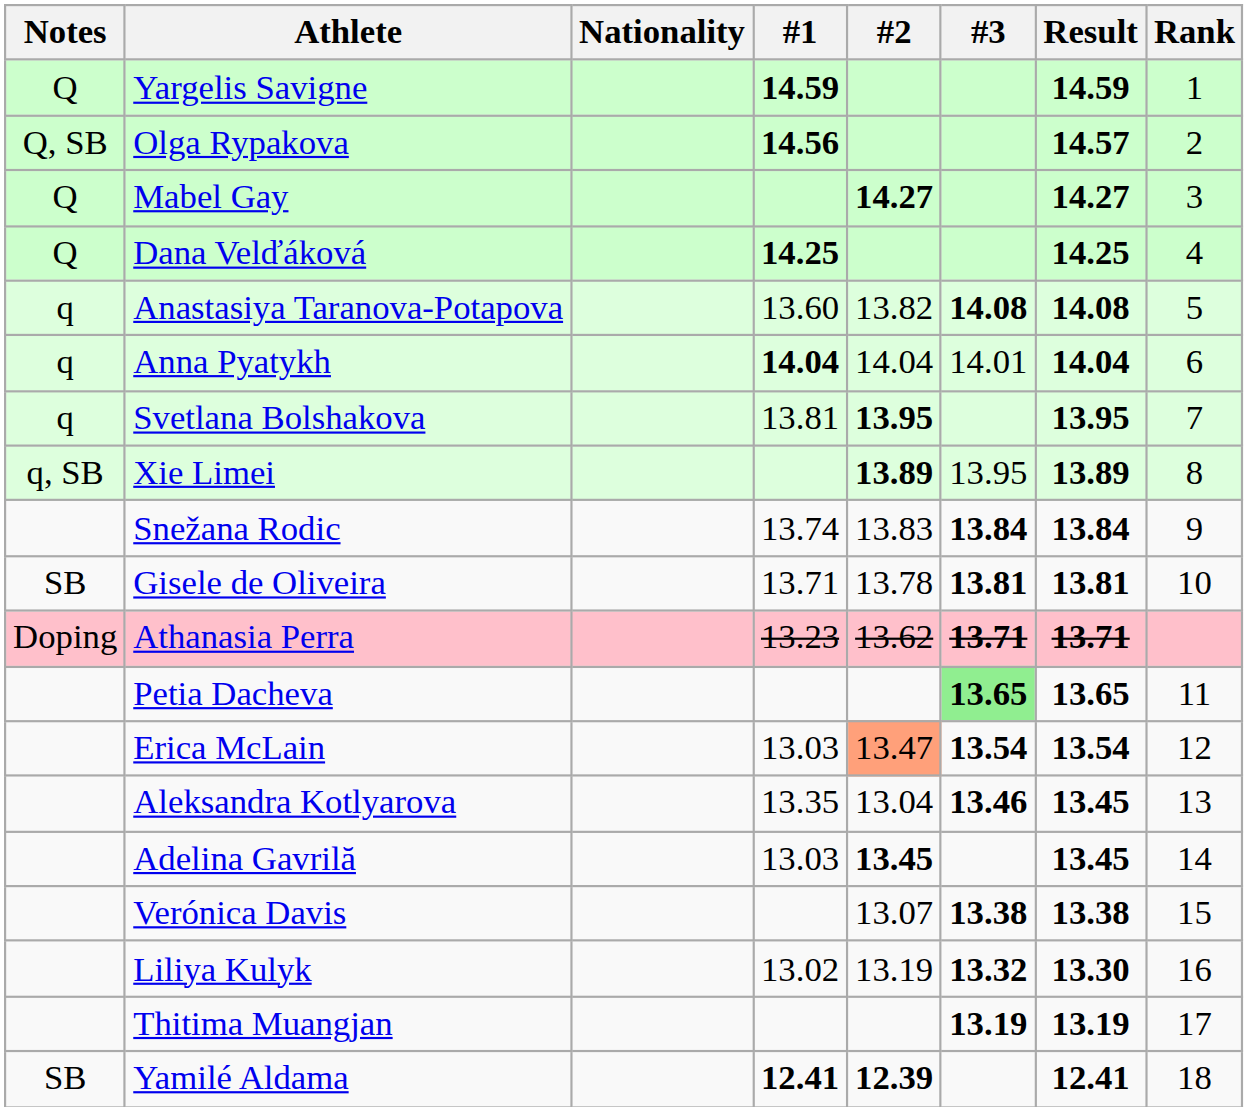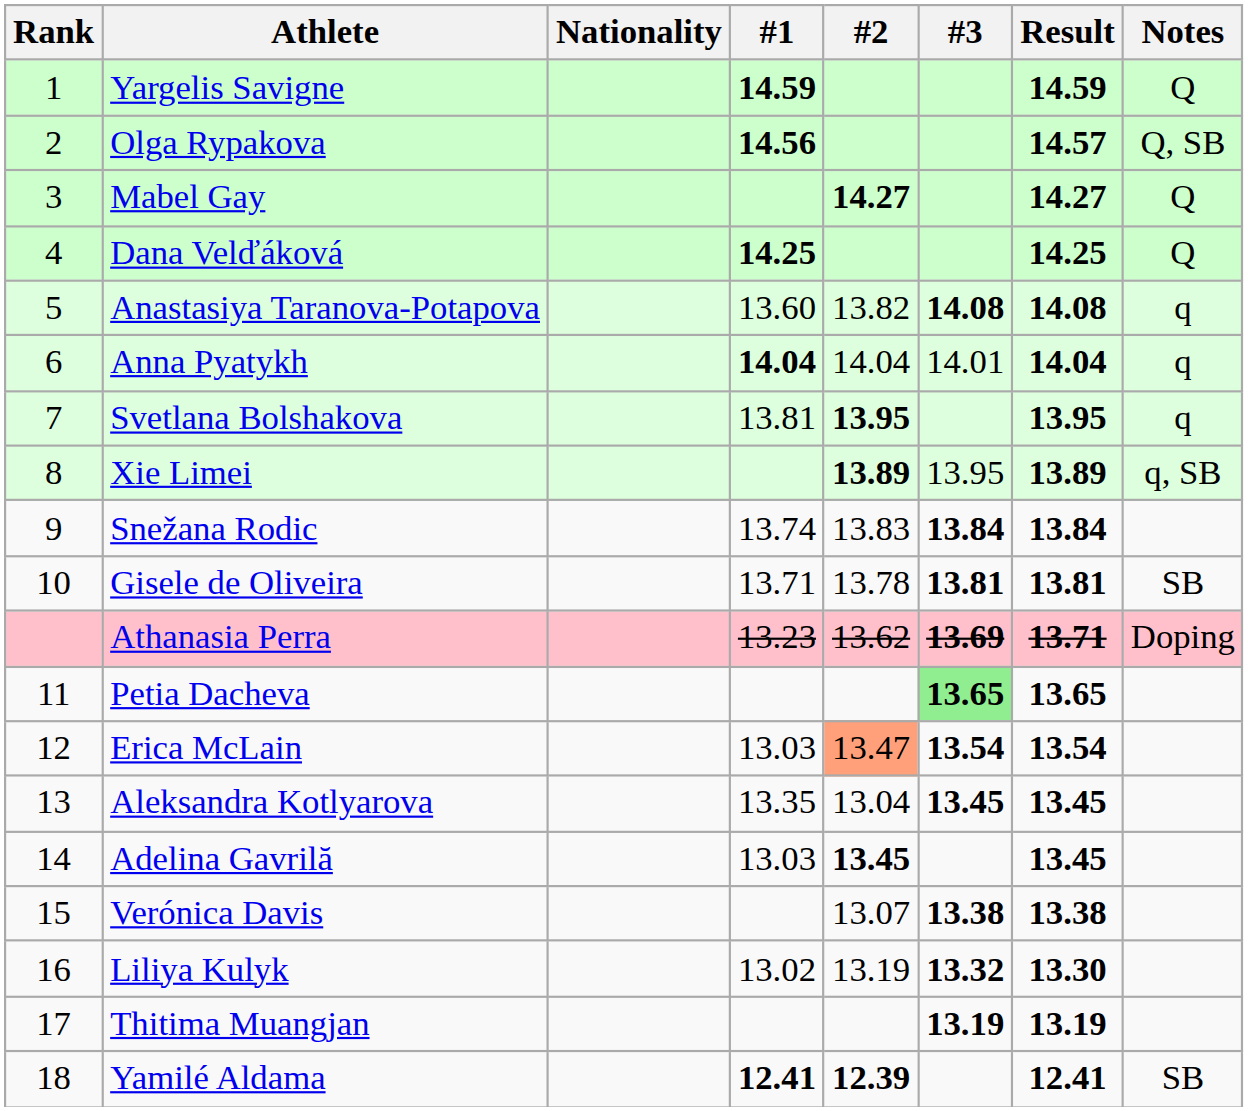columns swapped: (1194, 32) <-> (65, 32)
(988, 637) 13.71 -> (965, 637) 13.69
(988, 802) 13.46 -> (965, 802) 13.45
